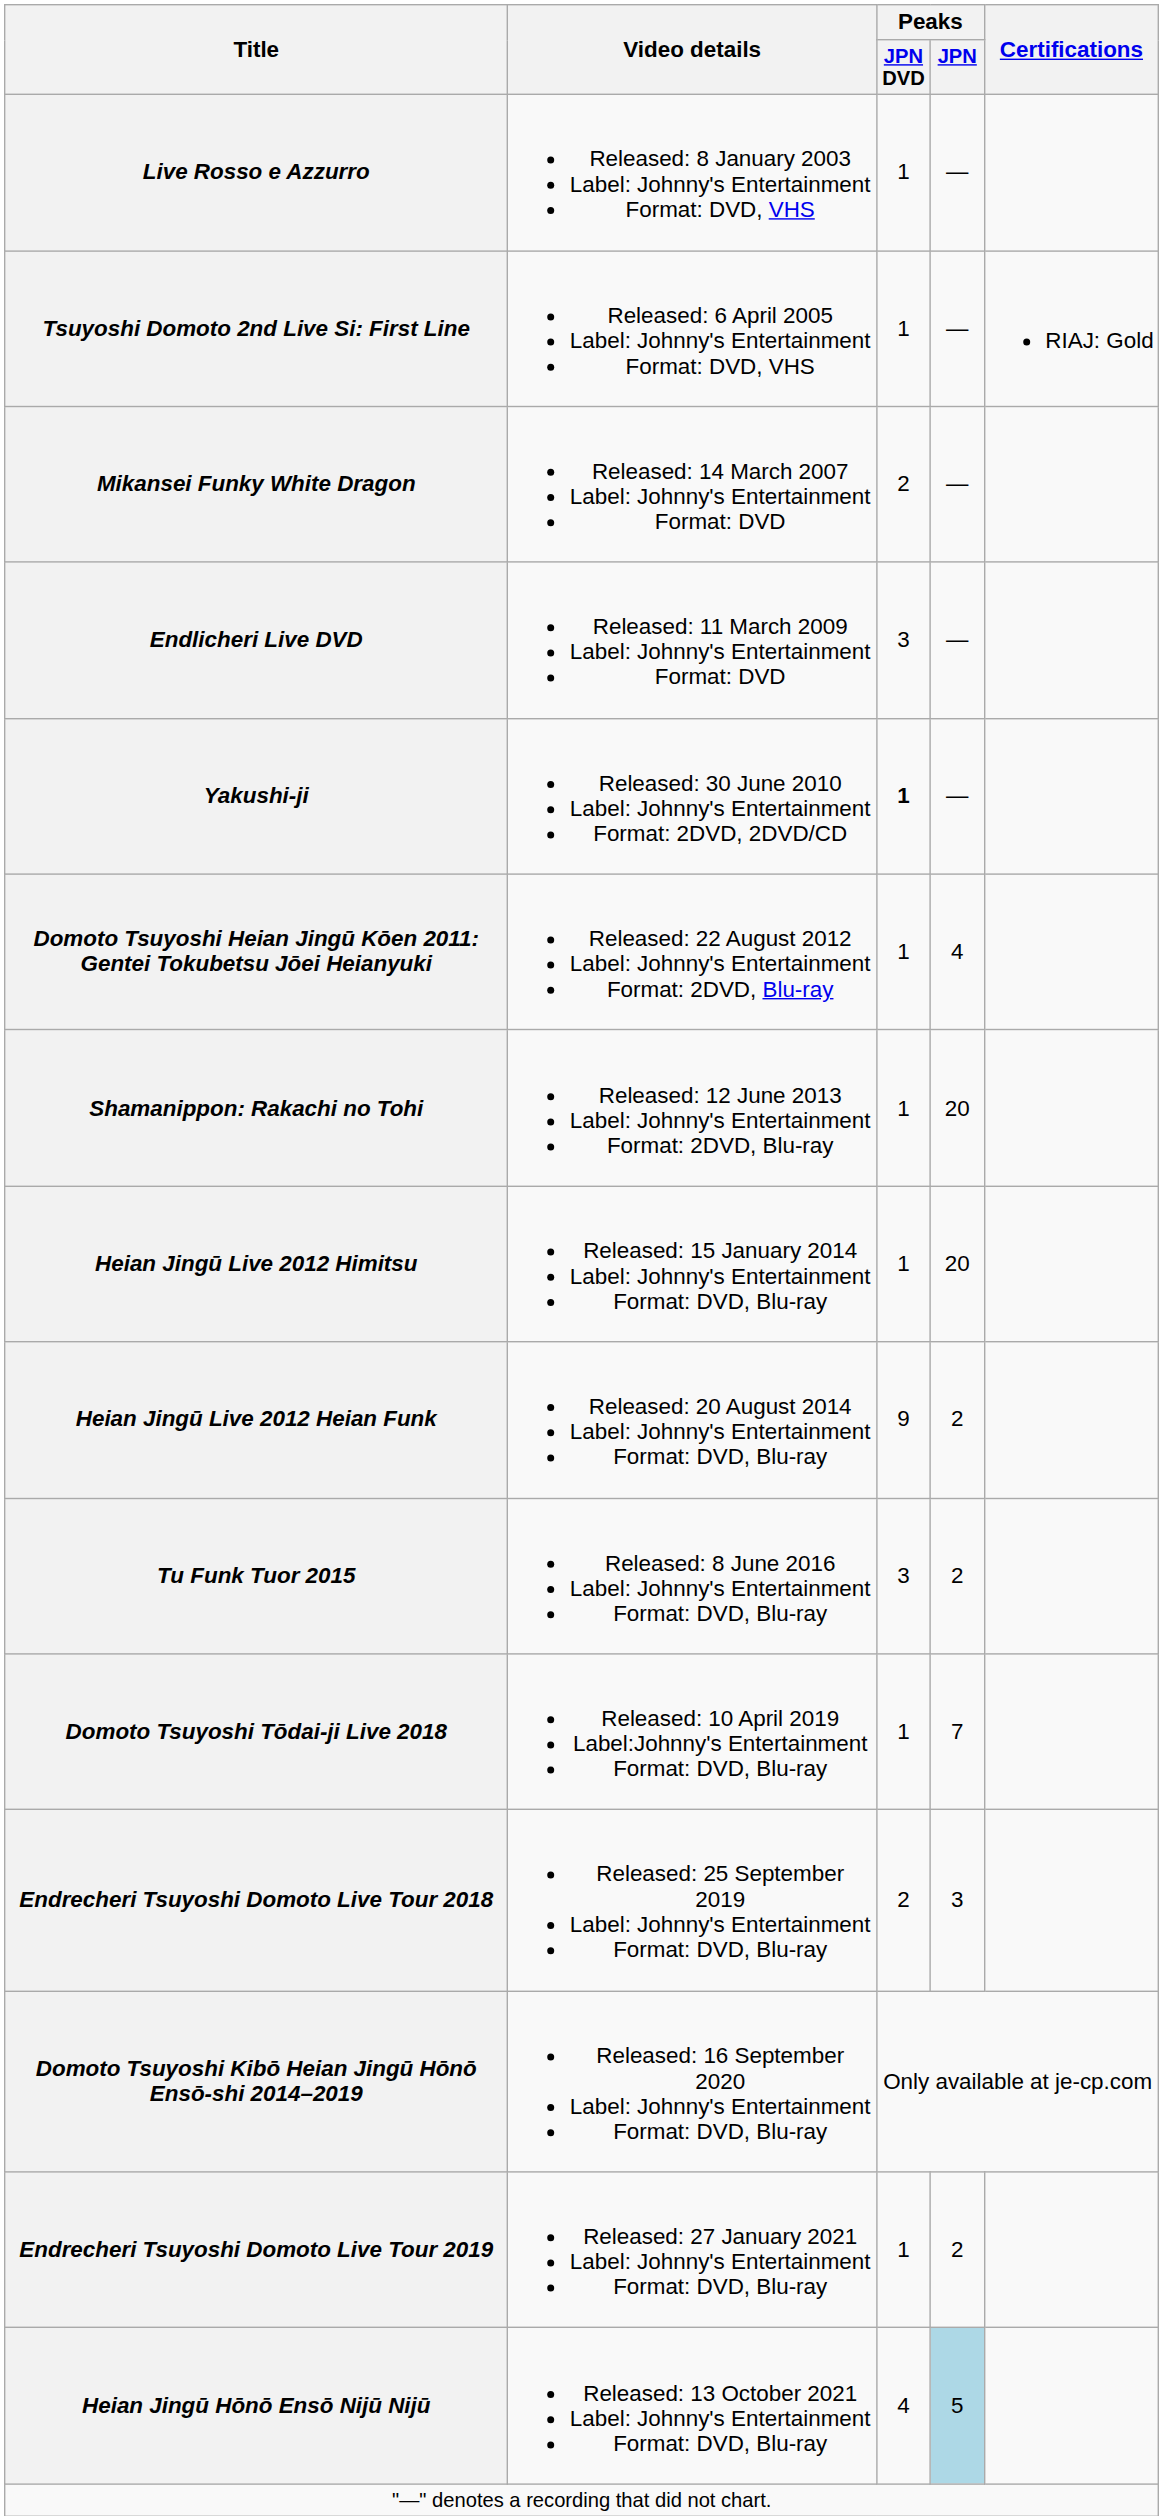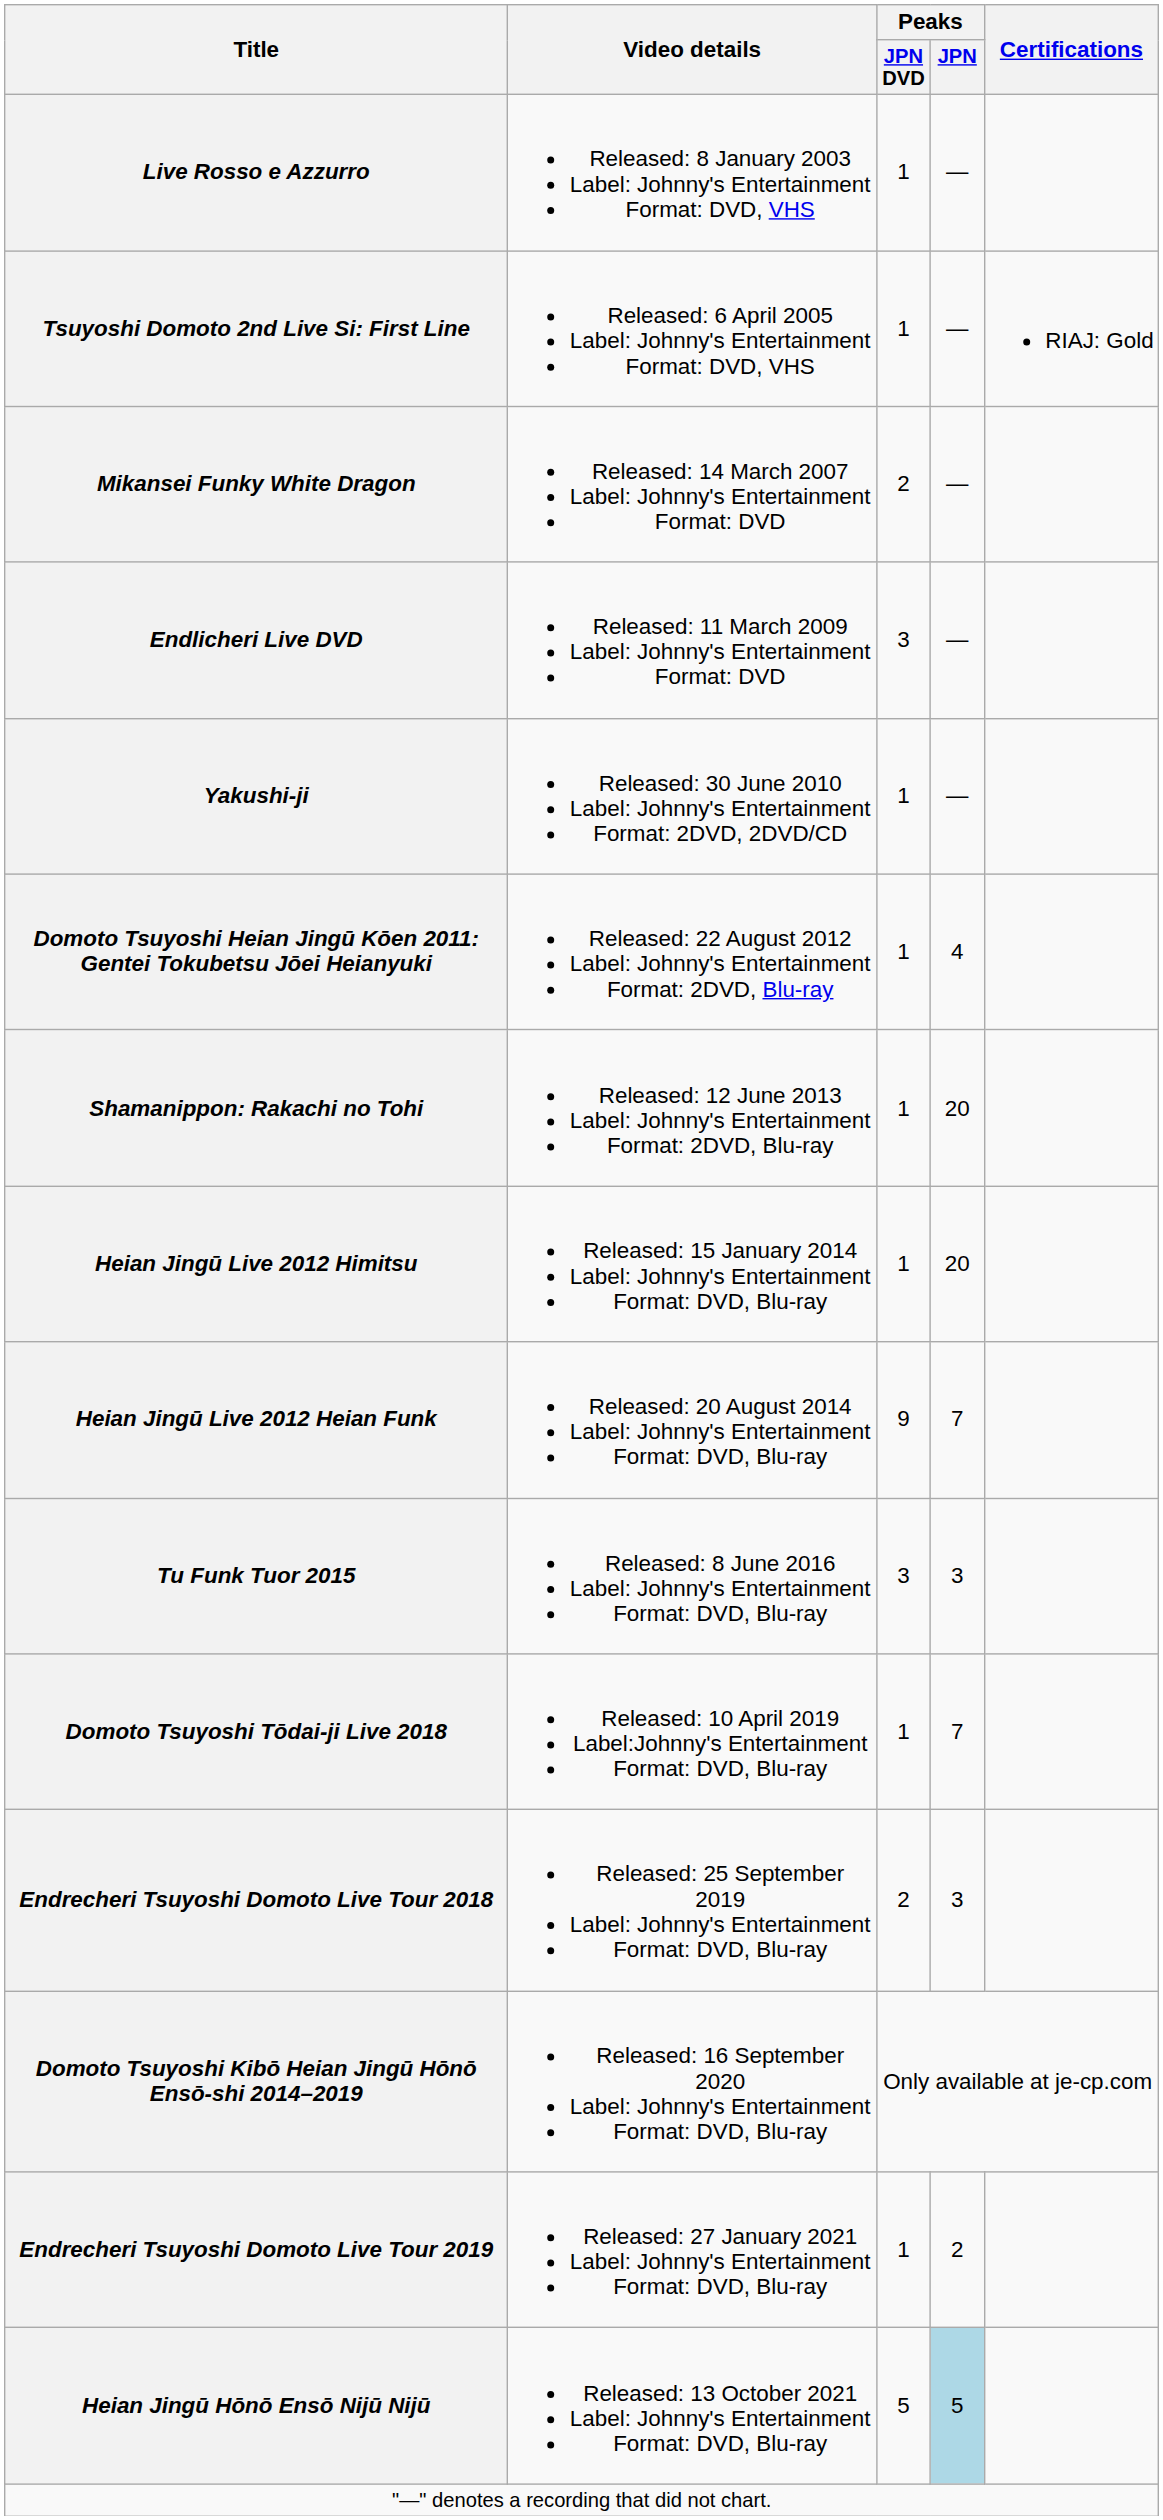(903, 795) bold -> (903, 795) normal
(957, 1419) 2 -> (957, 1419) 7
(957, 1575) 2 -> (957, 1575) 3
(903, 2405) 4 -> (903, 2405) 5
